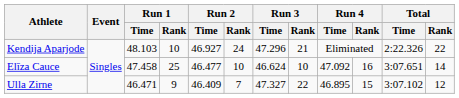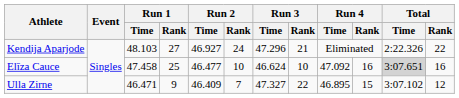(174, 49) 10 -> (174, 49) 27
(404, 67) no background -> (404, 67) lightgrey background
(440, 67) 14 -> (440, 67) 16
